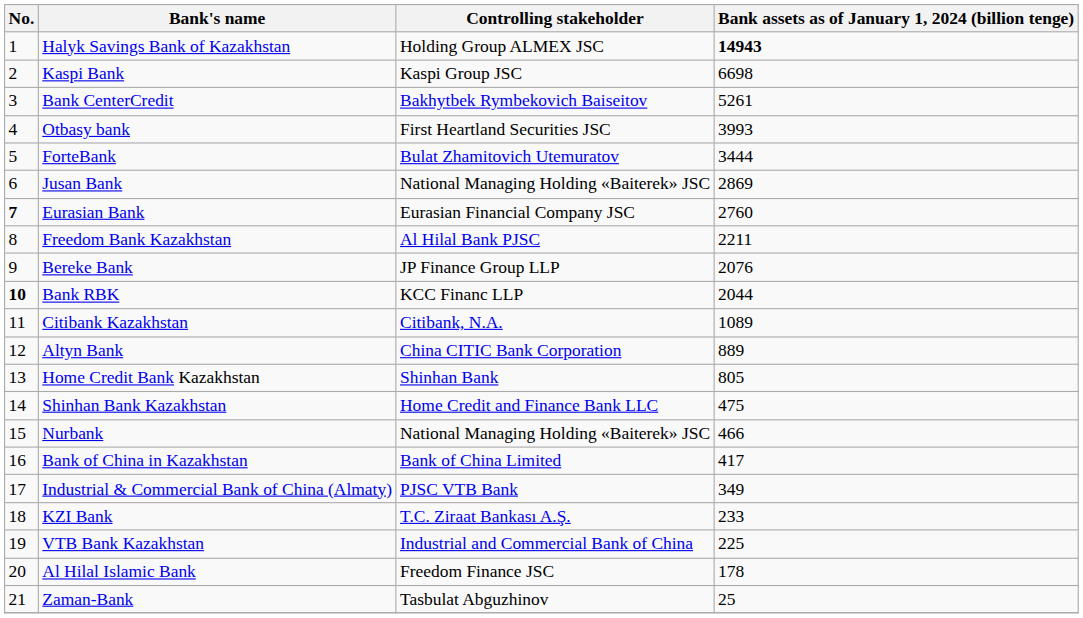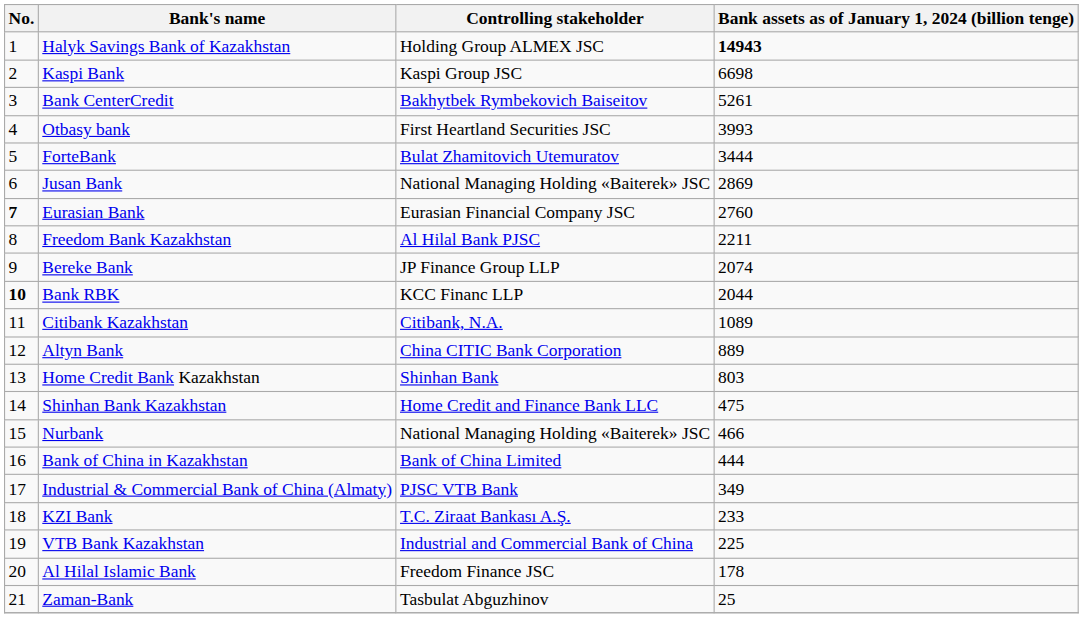(736, 267) 2076 -> (736, 267) 2074
(731, 377) 805 -> (731, 377) 803
(731, 460) 417 -> (731, 460) 444
